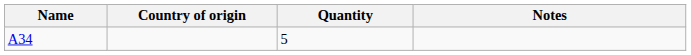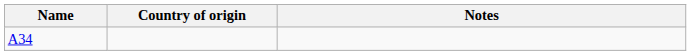- column: (345, 15)
